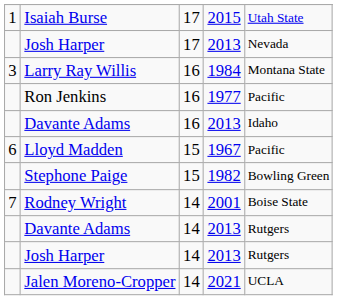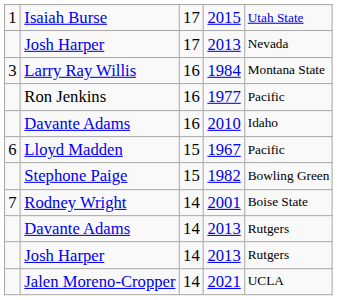(224, 123) 2013 -> (224, 123) 2010
